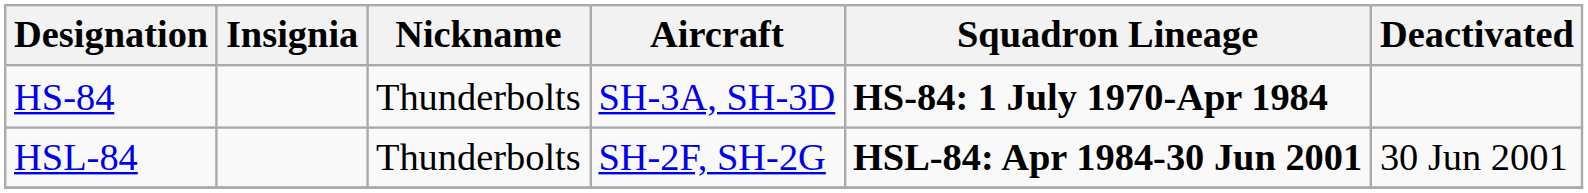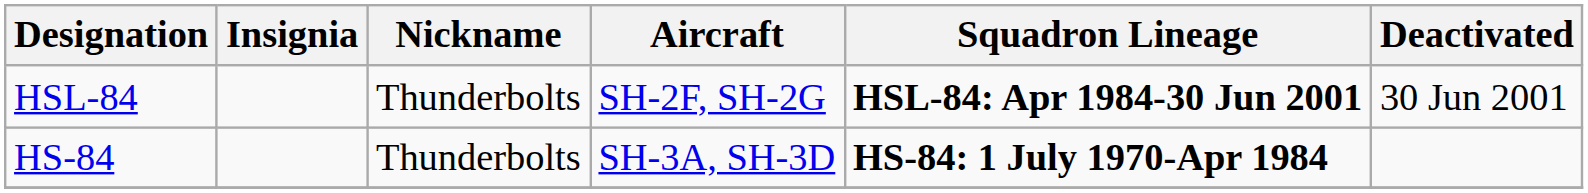rows swapped: (64, 95) <-> (76, 156)
